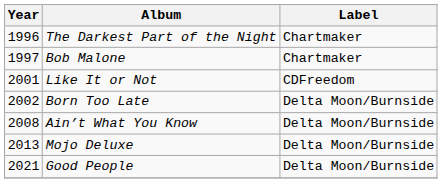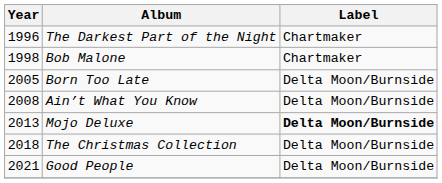(24, 59) 1997 -> (24, 59) 1998
- row: (102, 80)
(24, 102) 2002 -> (24, 80) 2005
(359, 145) normal -> (359, 123) bold
+ row: (141, 145)
